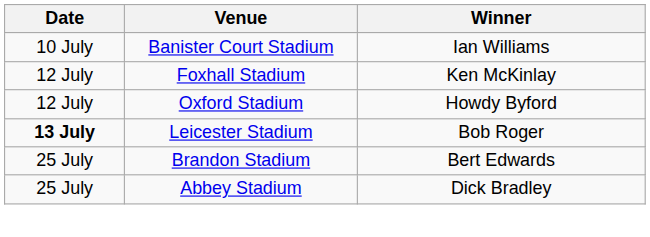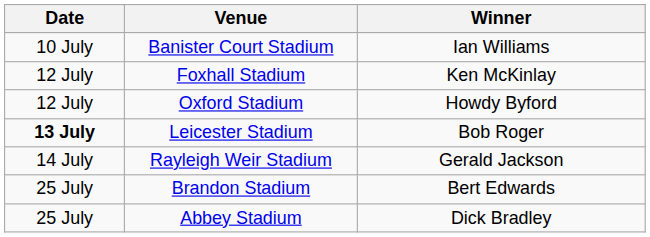+ row: (241, 160)
